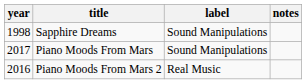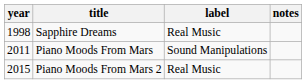(217, 32) Sound Manipulations -> (194, 32) Real Music
(19, 50) 2017 -> (19, 50) 2011
(19, 69) 2016 -> (19, 69) 2015
